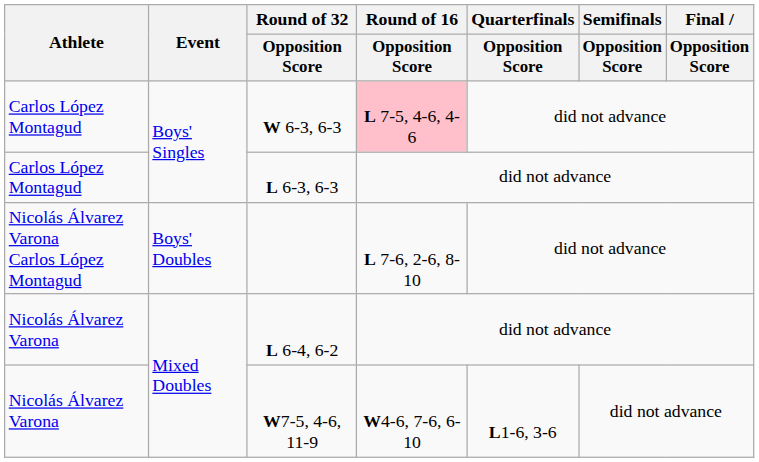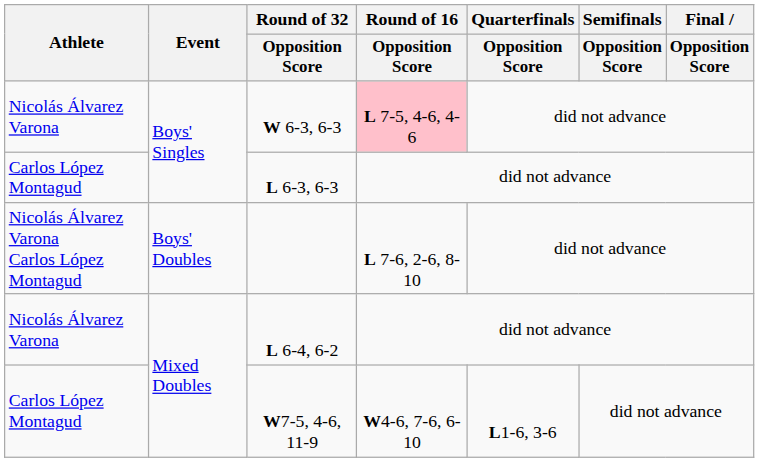(56, 116) Carlos López Montagud -> (66, 116) Nicolás Álvarez Varona
(66, 411) Nicolás Álvarez Varona -> (56, 411) Carlos López Montagud
